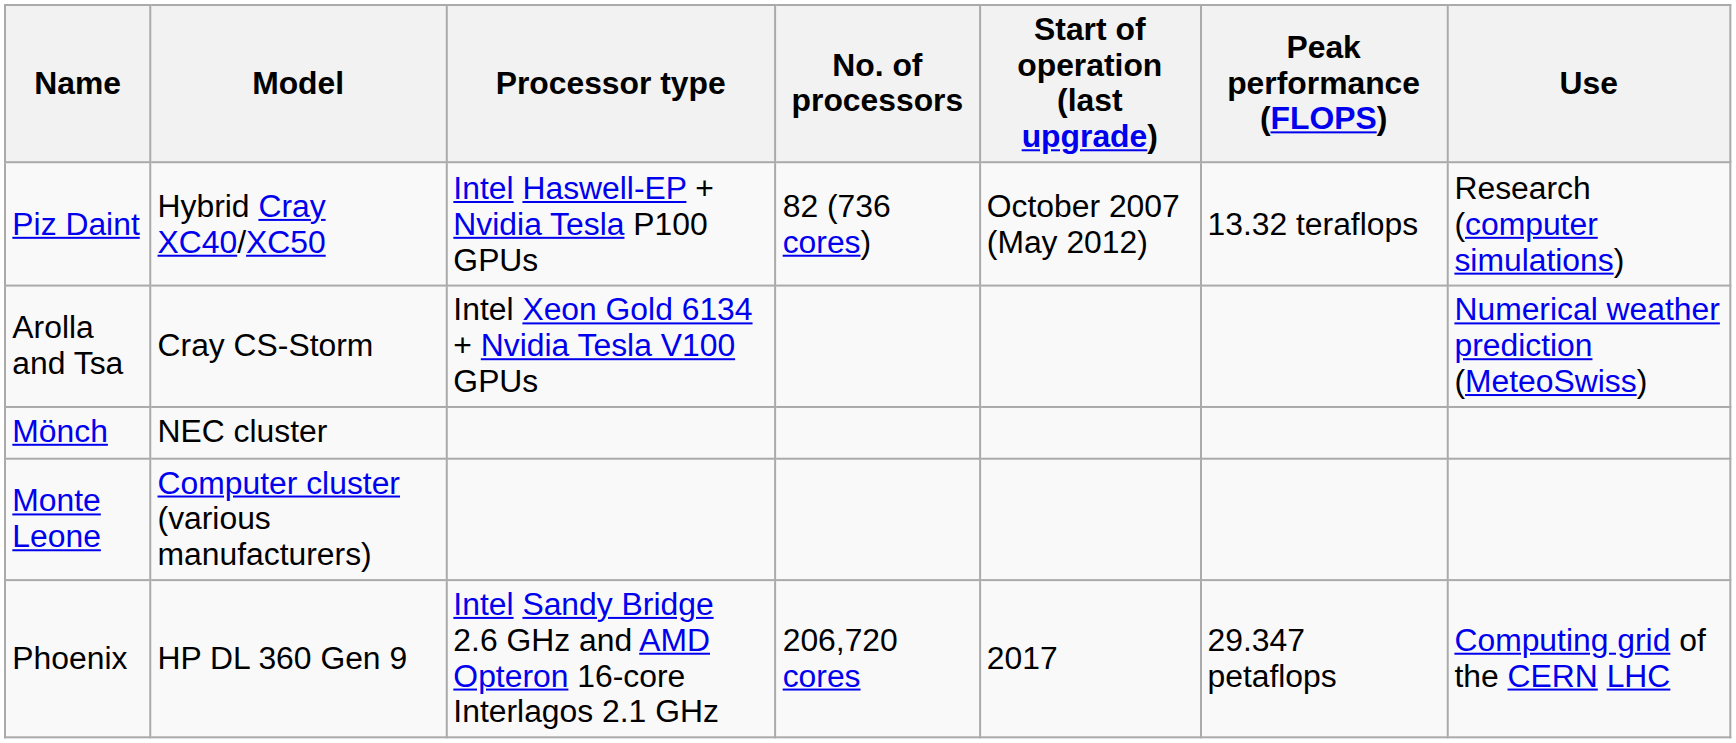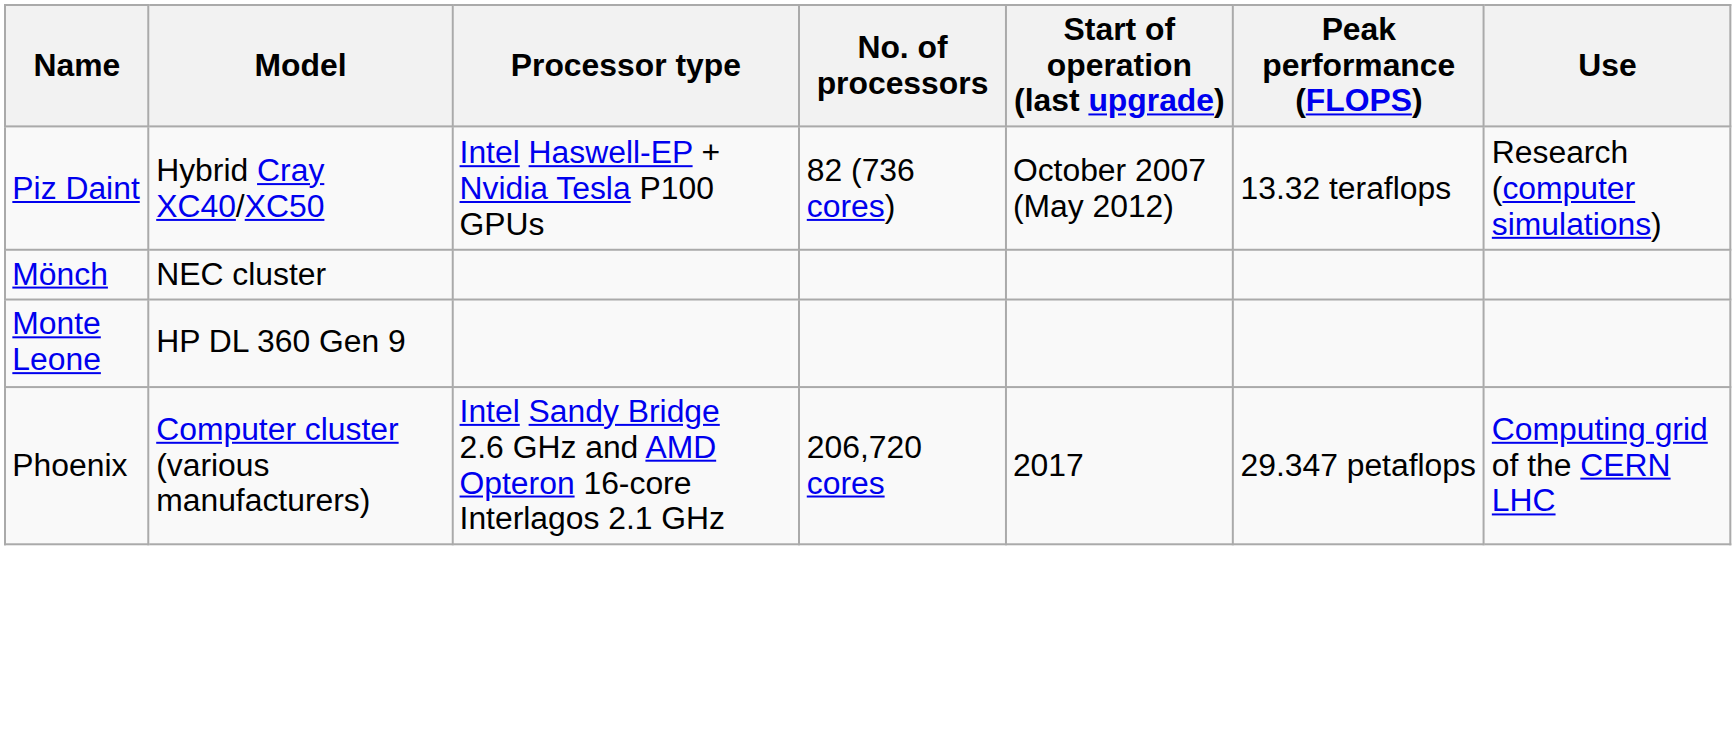- row: (68, 345)
(279, 518) Computer cluster (various manufacturers) -> (281, 342) HP DL 360 Gen 9
(282, 658) HP DL 360 Gen 9 -> (277, 464) Computer cluster (various manufacturers)
